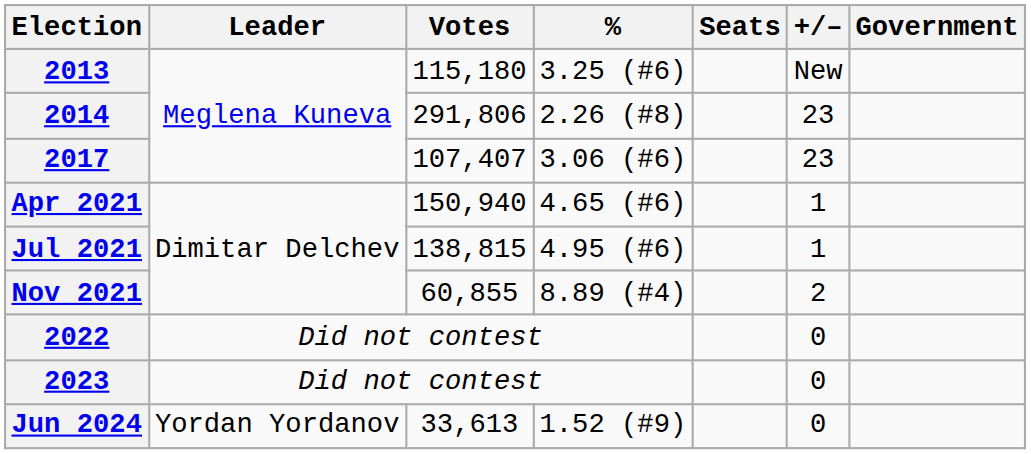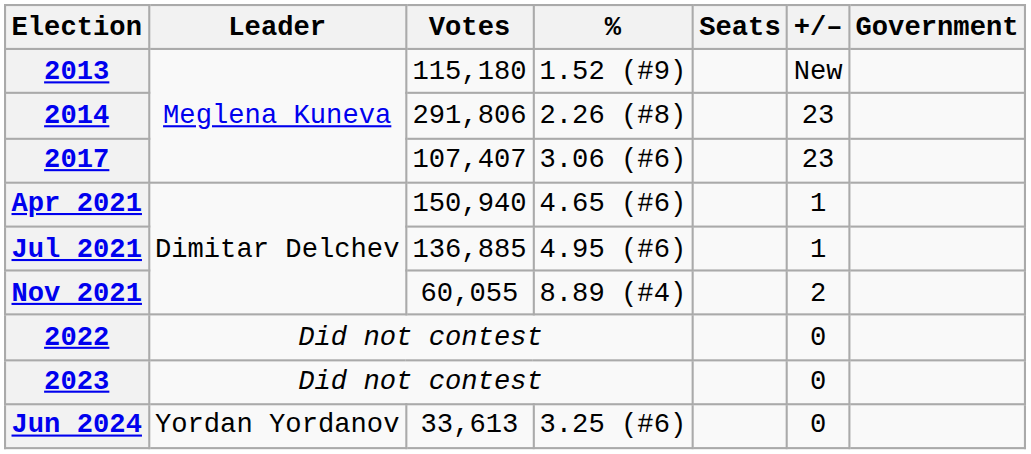(613, 71) 3.25 (#6) -> (613, 71) 1.52 (#9)
(469, 249) 138,815 -> (469, 249) 136,885
(469, 293) 60,855 -> (469, 293) 60,055
(613, 426) 1.52 (#9) -> (613, 426) 3.25 (#6)
